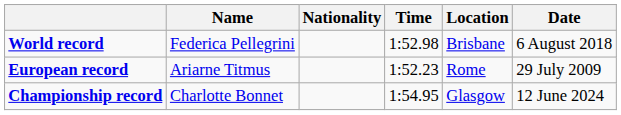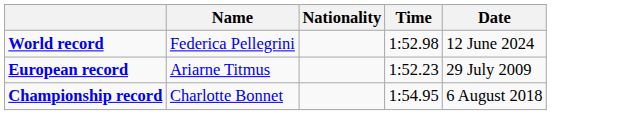- column: (477, 17)
(564, 43) 6 August 2018 -> (490, 43) 12 June 2024
(560, 95) 12 June 2024 -> (494, 95) 6 August 2018
